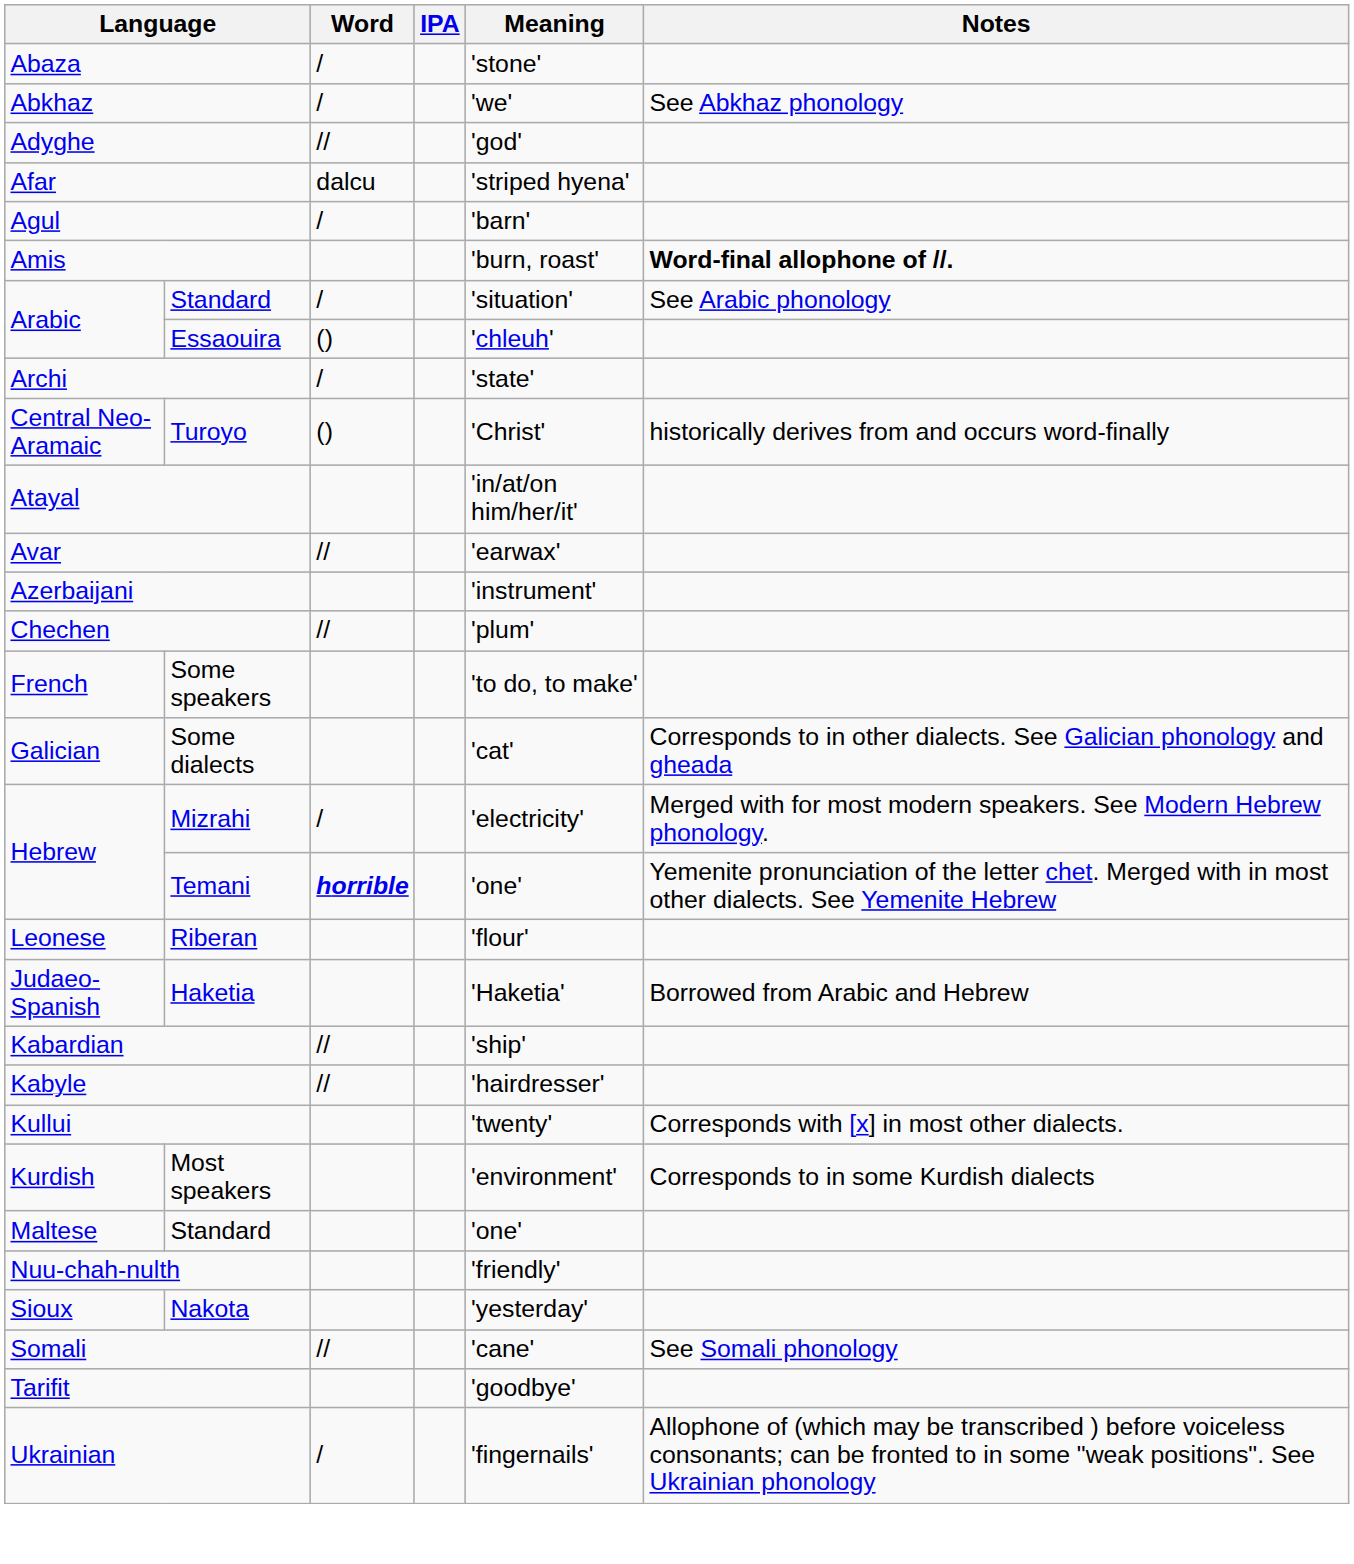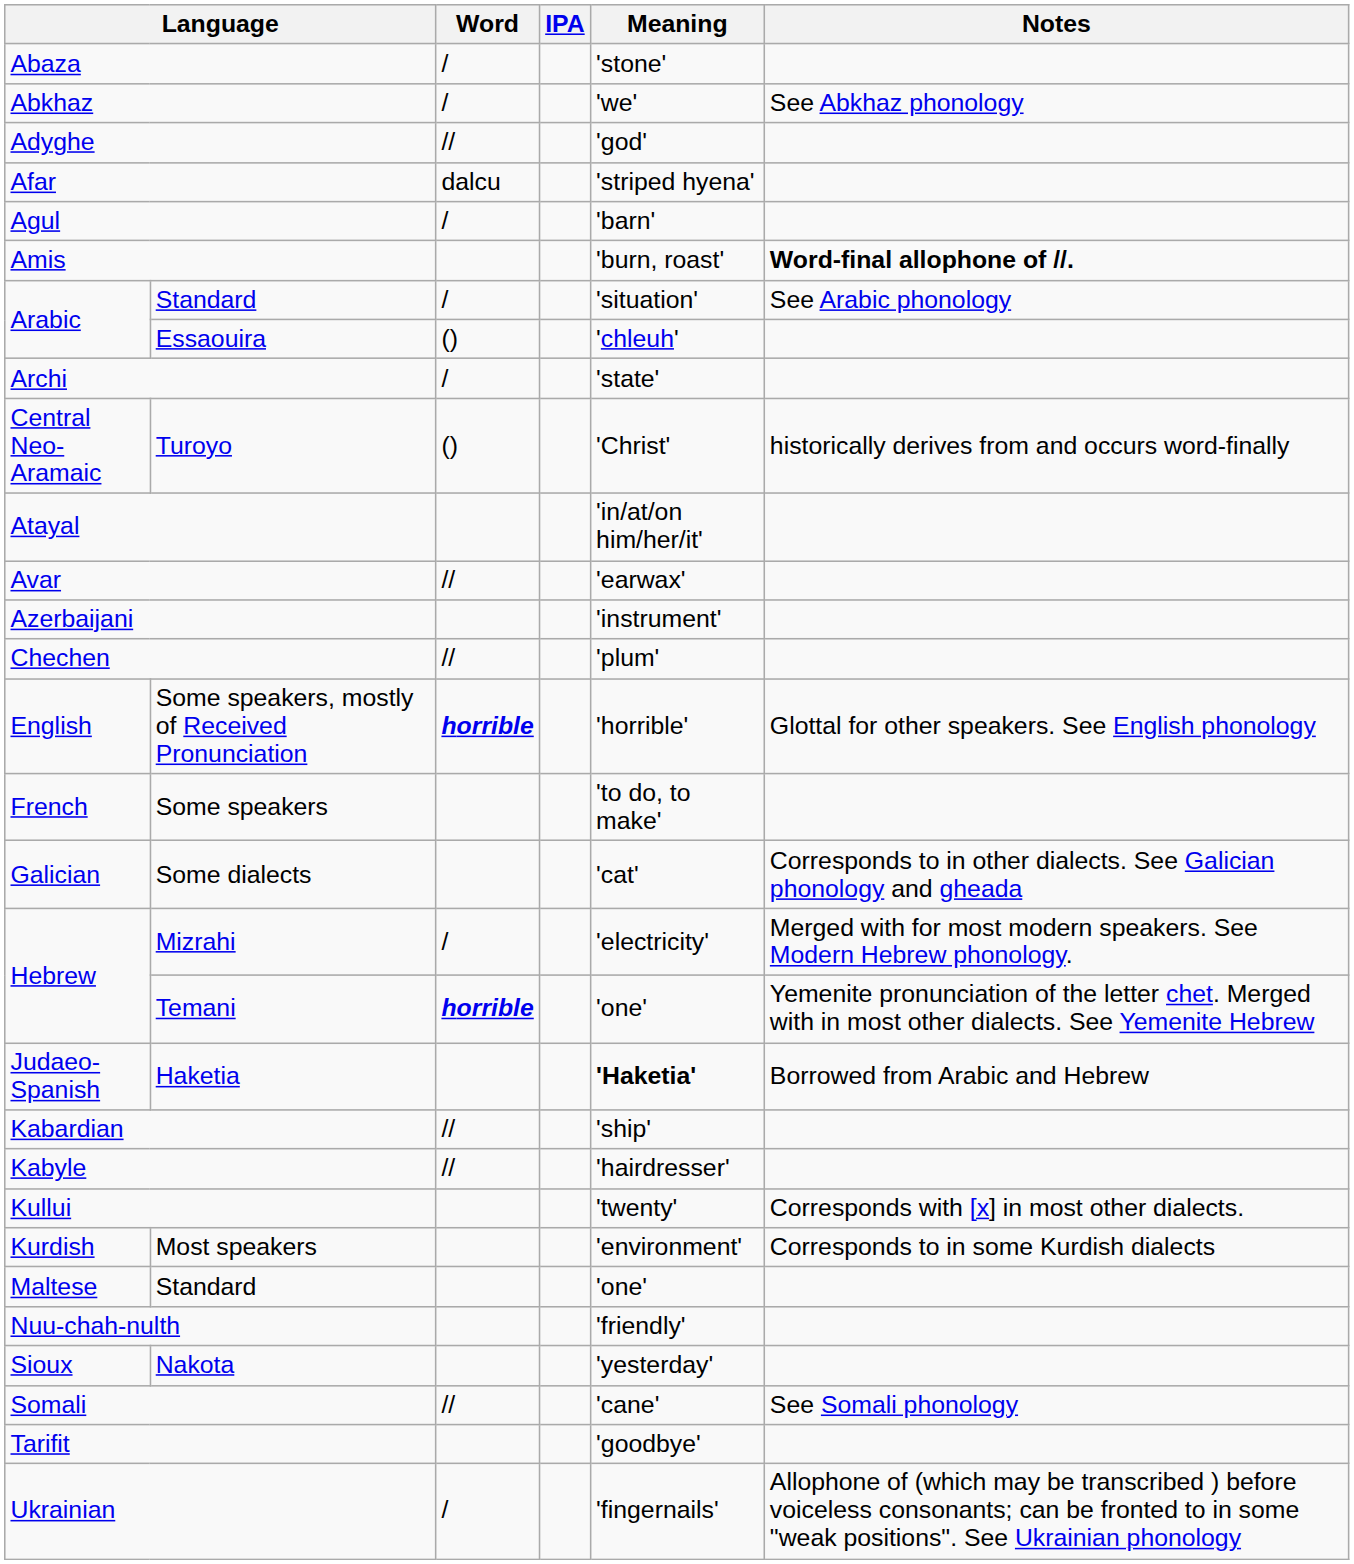+ row: (51, 725)
- row: (58, 938)
(518, 992) normal -> (646, 1075) bold
